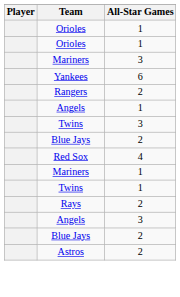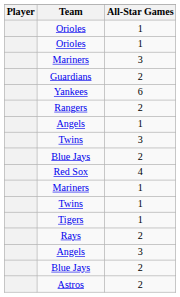+ row: (71, 76)
+ row: (71, 220)
